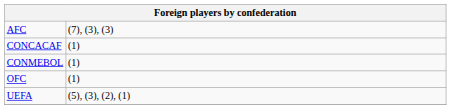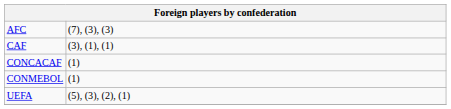+ row: (17, 46)
- row: (17, 79)
